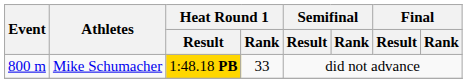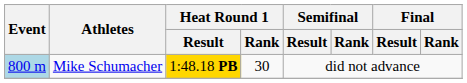(27, 66) no background -> (27, 66) lightblue background
(262, 66) 33 -> (262, 66) 30
